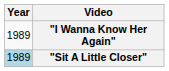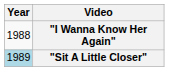(19, 35) 1989 -> (19, 35) 1988
